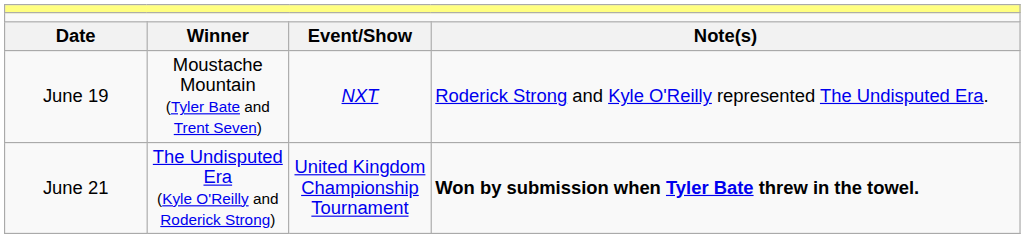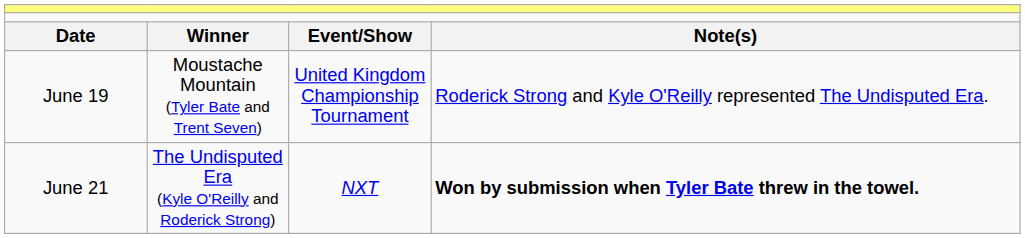(360, 96) NXT -> (360, 96) United Kingdom Championship Tournament
(360, 187) United Kingdom Championship Tournament -> (360, 187) NXT
